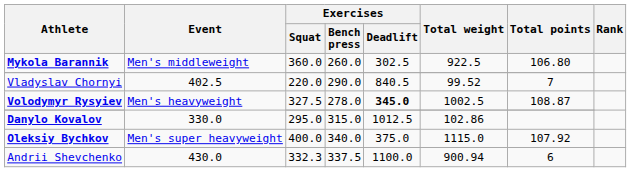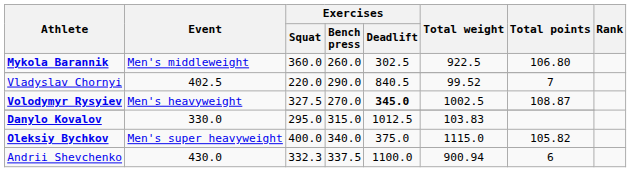(344, 100) 278.0 -> (344, 100) 270.0
(464, 119) 102.86 -> (464, 119) 103.83
(550, 138) 107.92 -> (550, 138) 105.82
